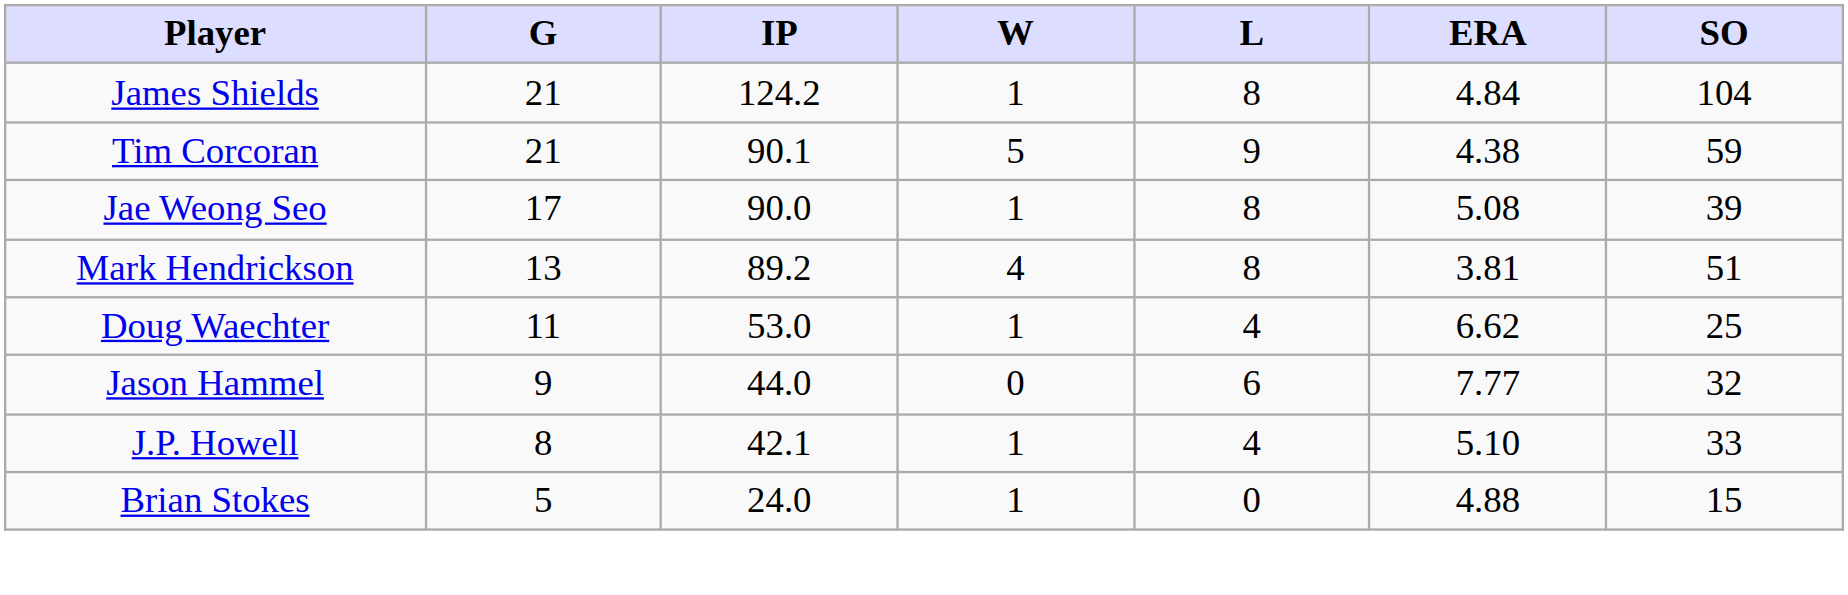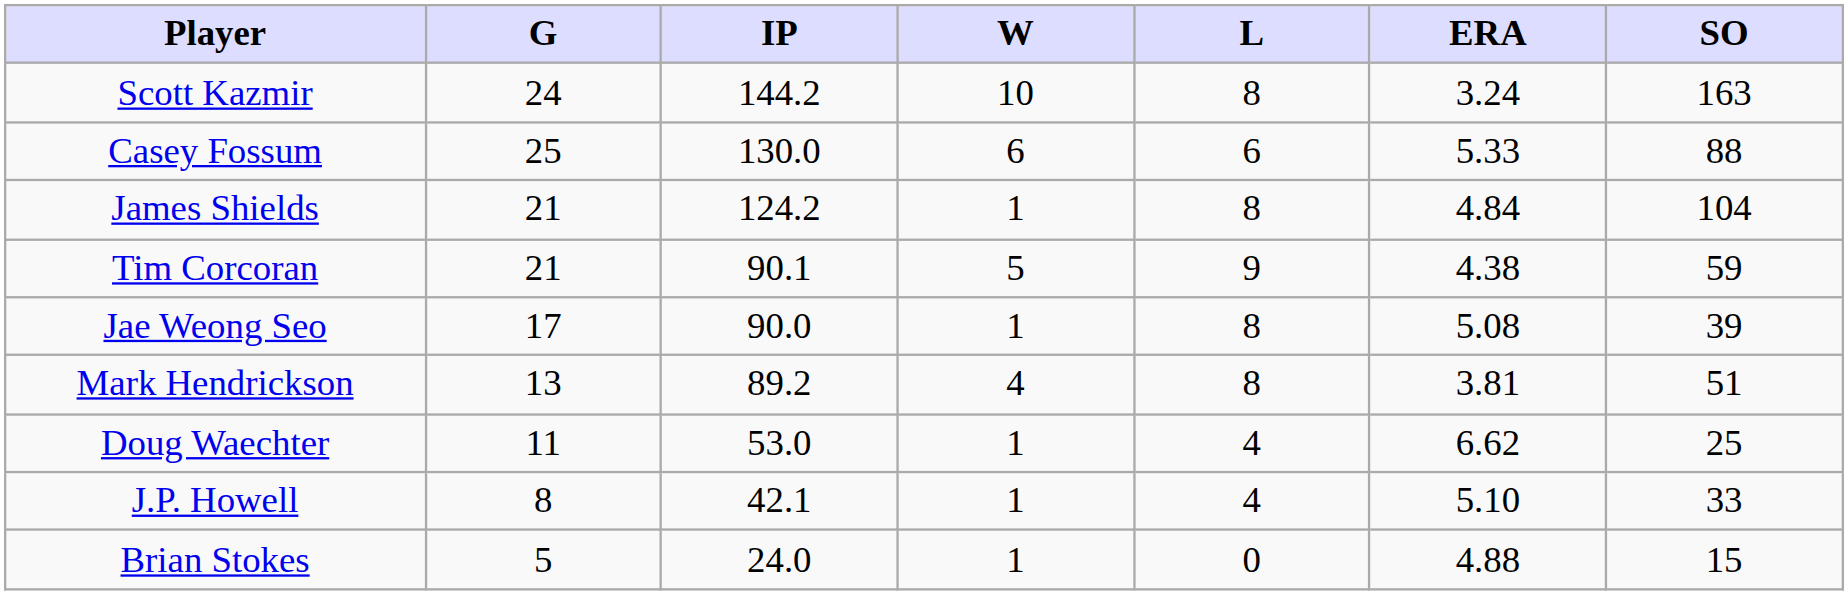+ row: (215, 92)
+ row: (215, 150)
- row: (215, 383)
